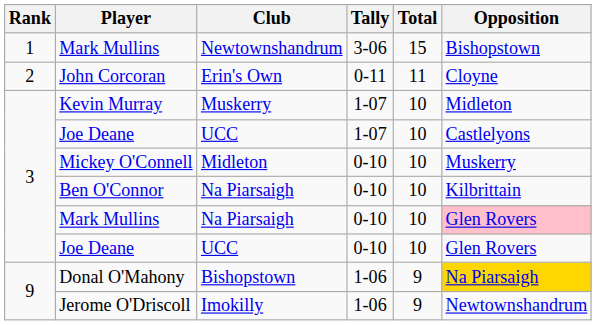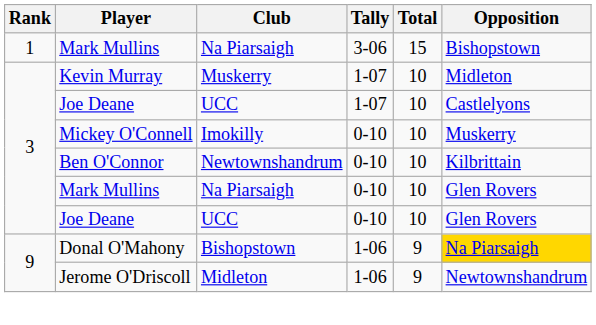(272, 47) Newtownshandrum -> (247, 47) Na Piarsaigh
- row: (112, 76)
(234, 162) Midleton -> (232, 133) Imokilly
(247, 190) Na Piarsaigh -> (272, 162) Newtownshandrum
(491, 219) pink background -> (491, 190) no background
(232, 305) Imokilly -> (234, 276) Midleton
